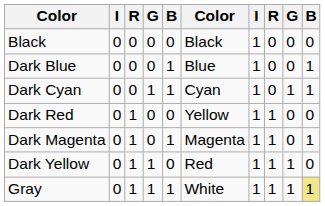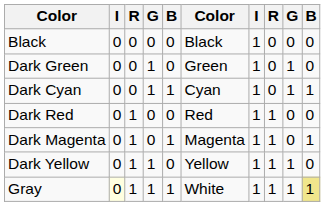- row: (42, 66)
+ row: (48, 66)
(207, 115) Yellow -> (199, 115) Red
(199, 164) Red -> (207, 164) Yellow
(117, 189) no background -> (117, 189) lightyellow background
